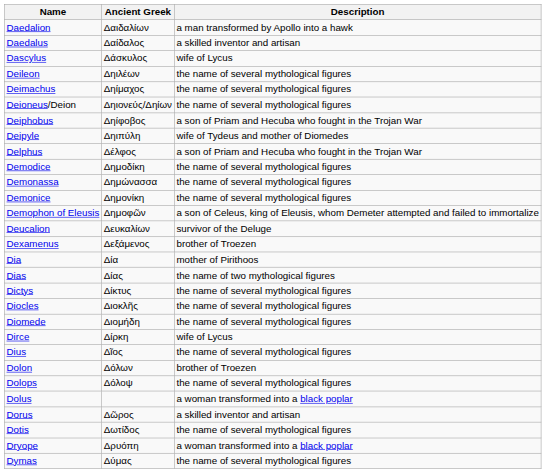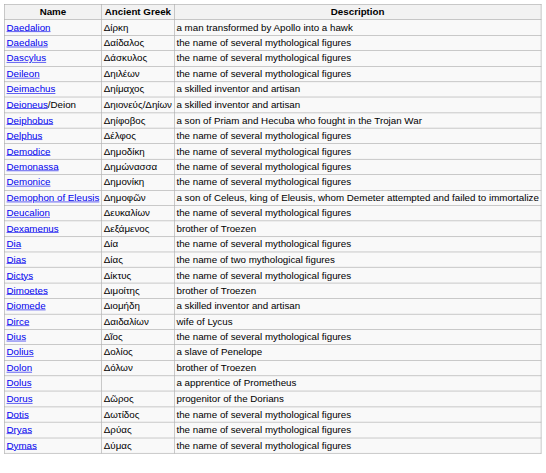(126, 27) Δαιδαλίων -> (116, 27) Δίρκη
(238, 43) a skilled inventor and artisan -> (264, 43) the name of several mythological figures
(205, 58) wife of Lycus -> (264, 58) the name of several mythological figures
(264, 89) the name of several mythological figures -> (238, 89) a skilled inventor and artisan
(264, 105) the name of several mythological figures -> (238, 105) a skilled inventor and artisan
- row: (23, 136)
(299, 151) a son of Priam and Hecuba who fought in the Trojan War -> (264, 136) the name of several mythological figures
(224, 228) survivor of the Deluge -> (264, 213) the name of several mythological figures
(217, 259) mother of Pirithoos -> (264, 244) the name of several mythological figures
+ row: (27, 290)
- row: (23, 306)
(264, 321) the name of several mythological figures -> (238, 306) a skilled inventor and artisan
(116, 337) Δίρκη -> (126, 321) Δαιδαλίων
+ row: (20, 352)
- row: (22, 383)
(265, 399) a woman transformed into a black poplar -> (236, 383) a apprentice of Prometheus
(238, 414) a skilled inventor and artisan -> (230, 399) progenitor of the Dorians
+ row: (19, 430)
- row: (22, 445)
